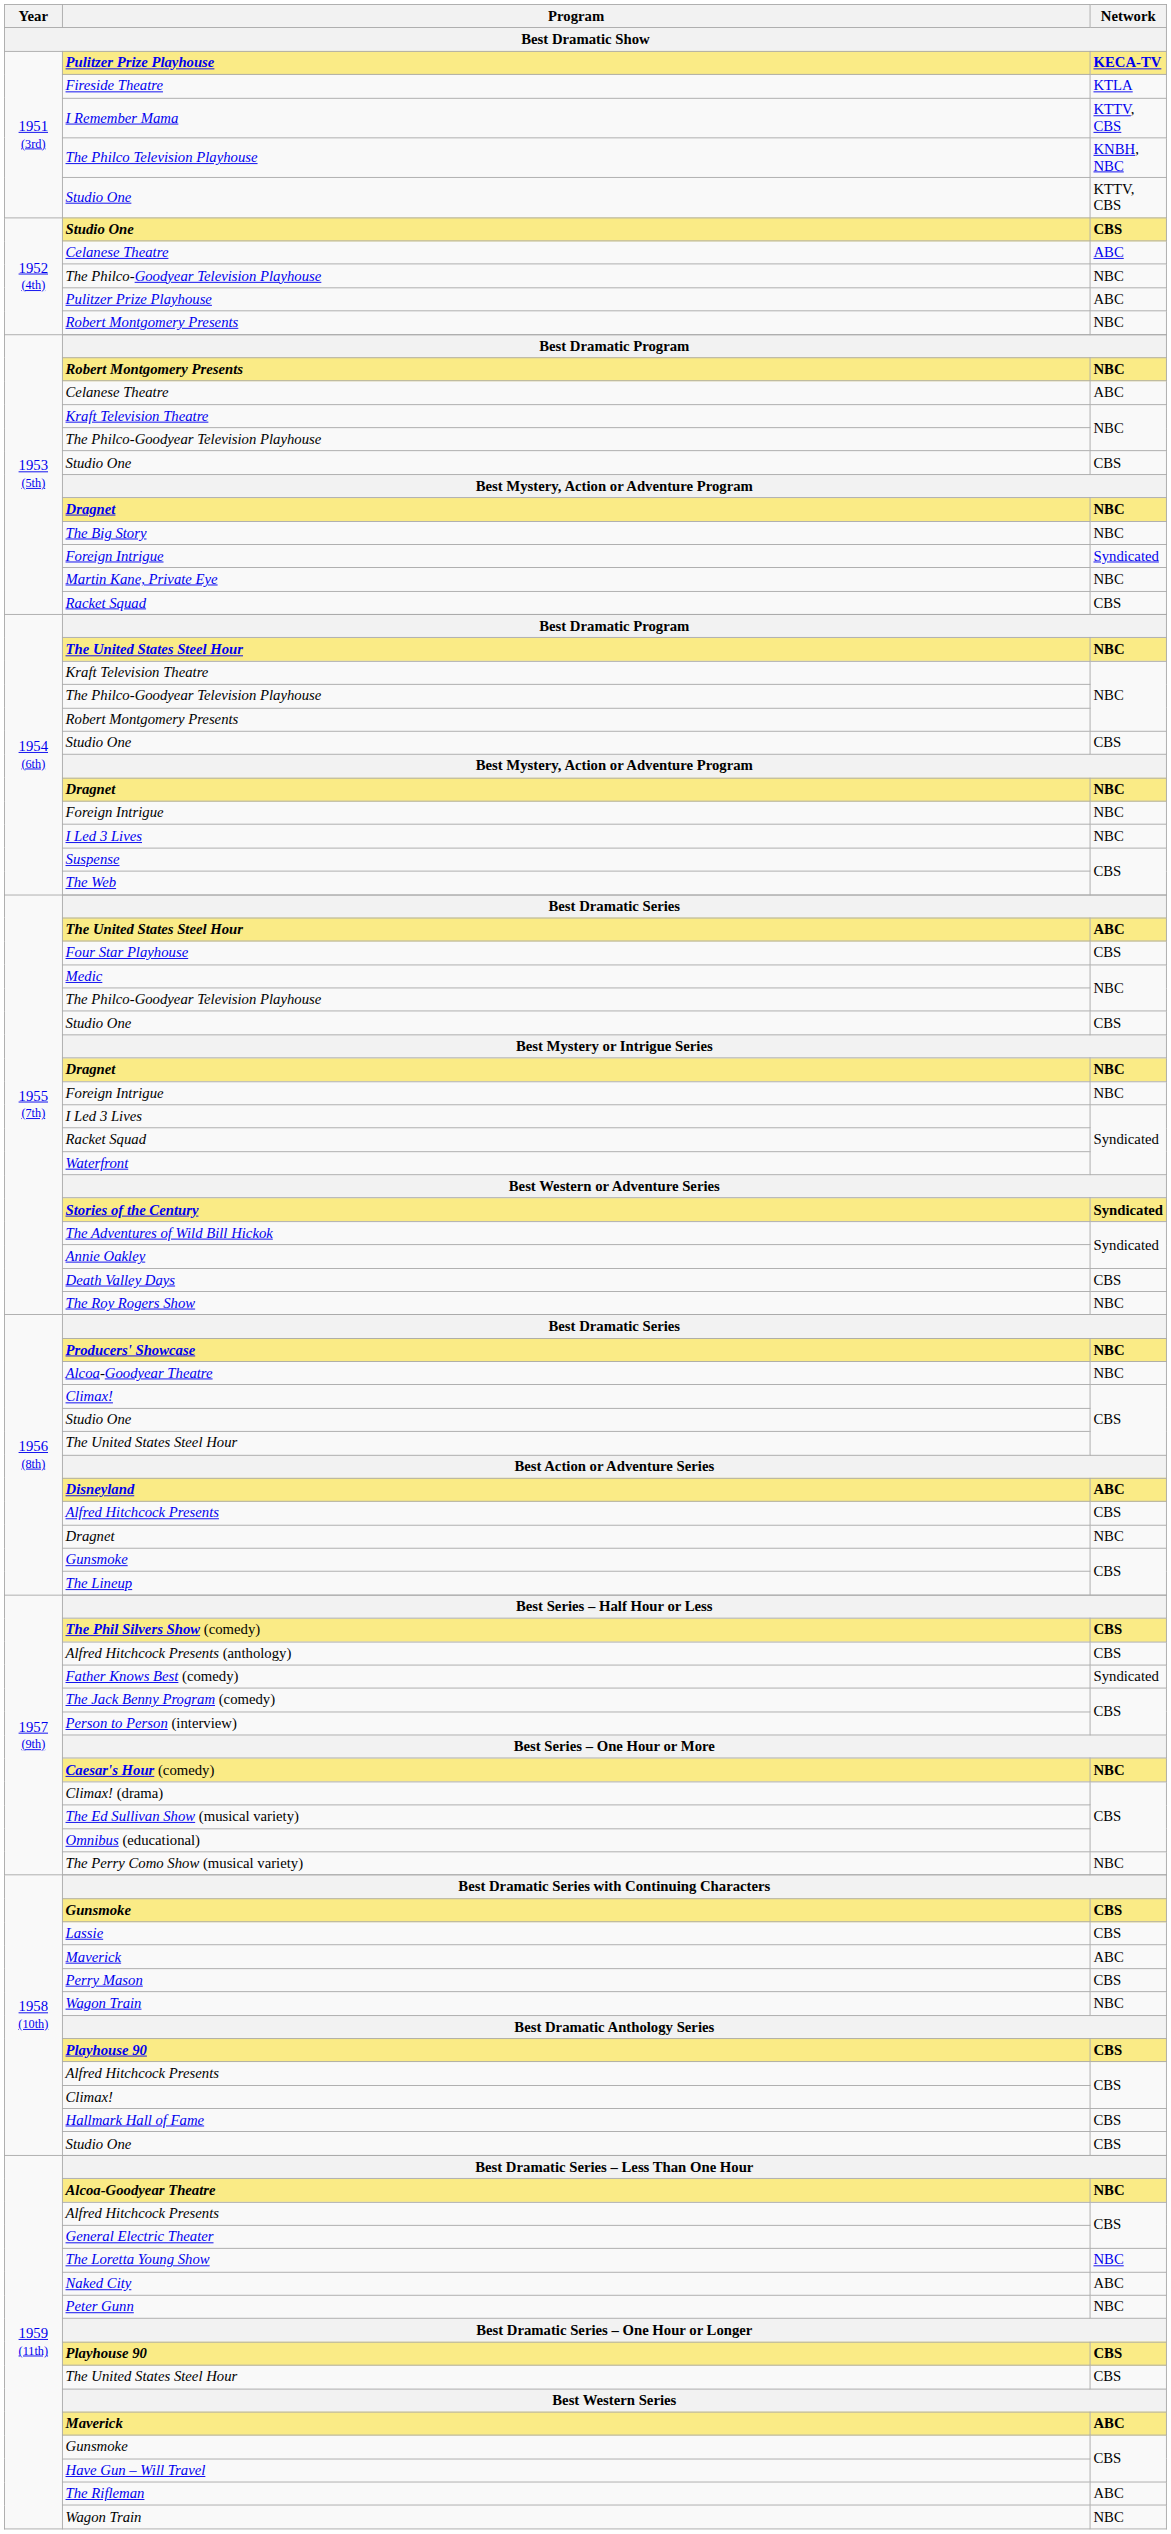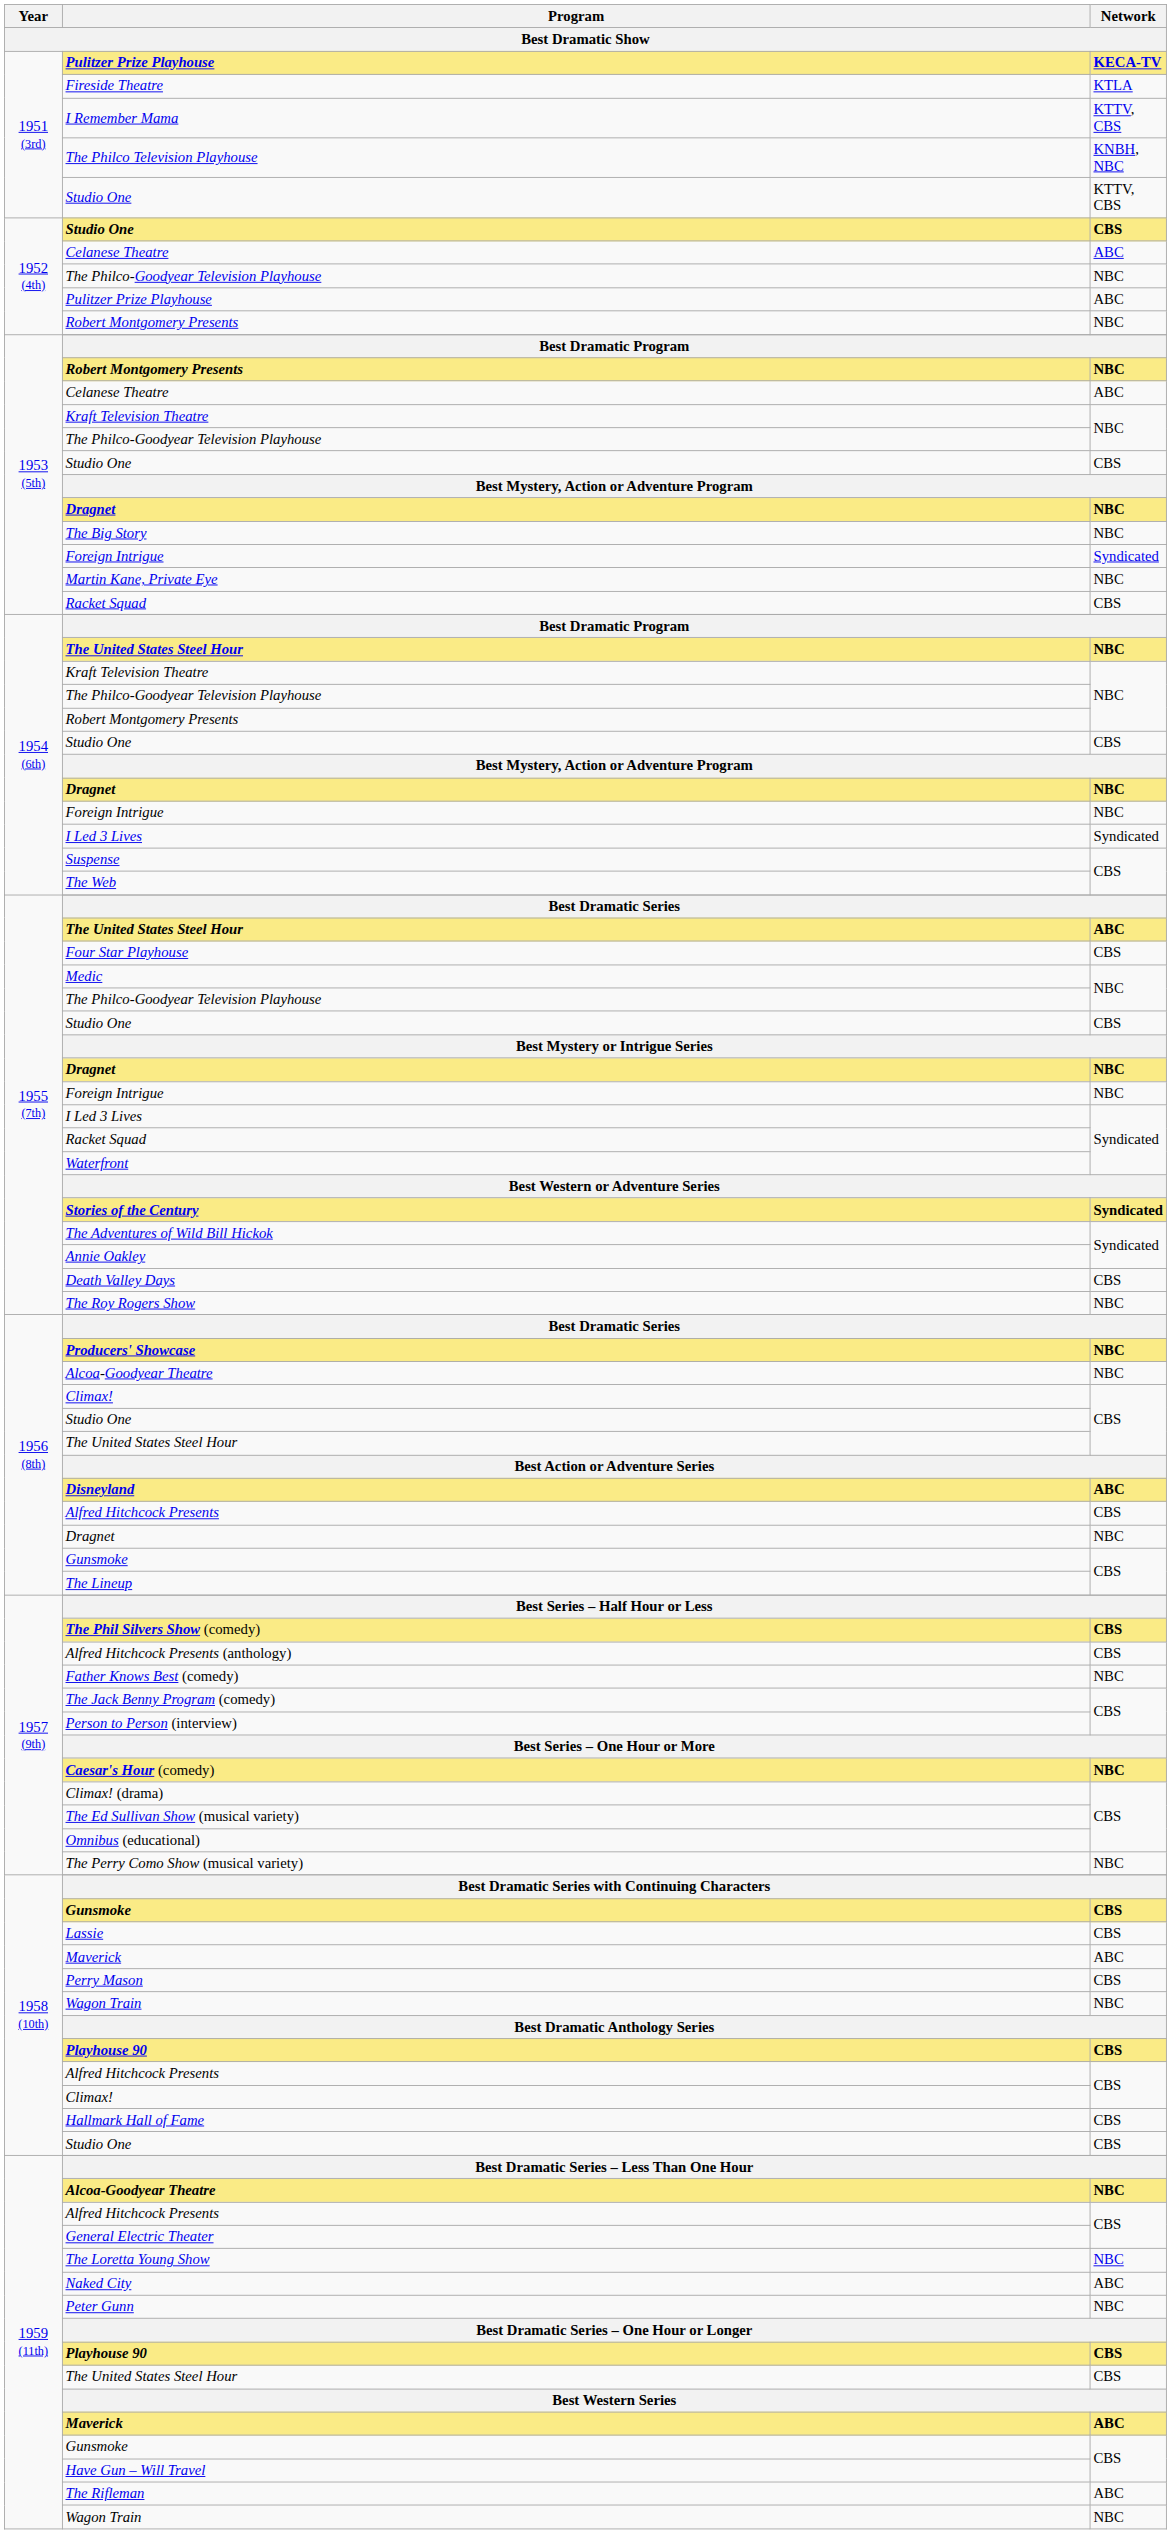(1109, 836) NBC -> (1126, 836) Syndicated
(1126, 1676) Syndicated -> (1109, 1676) NBC
